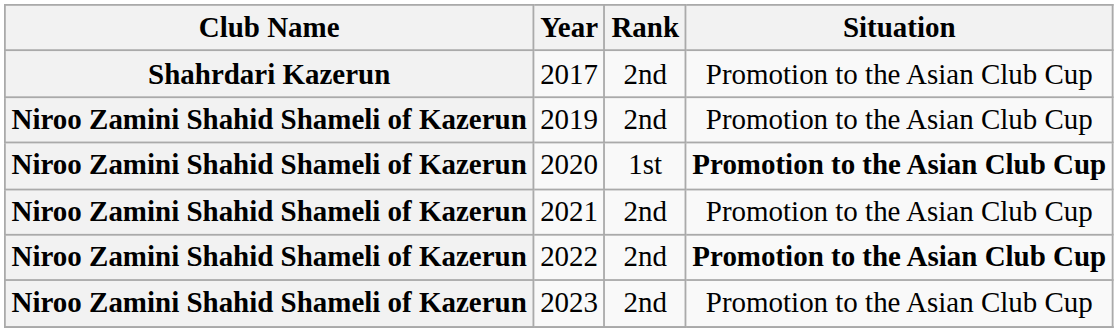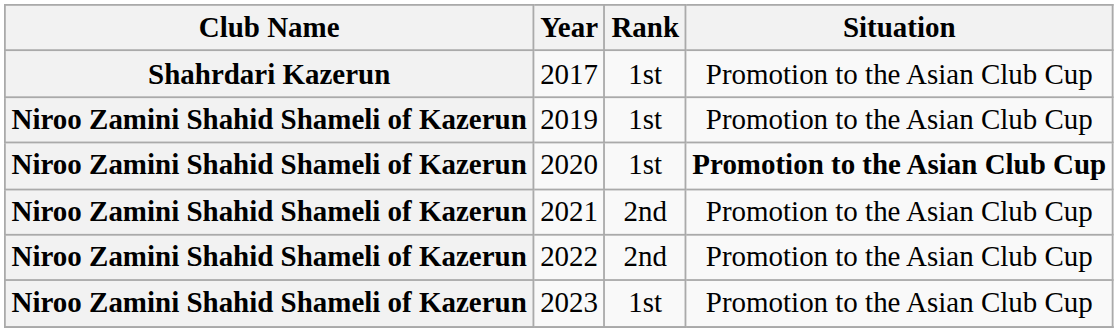(645, 73) 2nd -> (645, 73) 1st
(645, 119) 2nd -> (645, 119) 1st
(899, 257) bold -> (899, 257) normal
(645, 303) 2nd -> (645, 303) 1st
